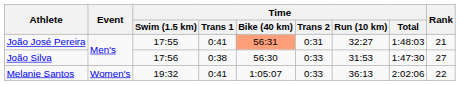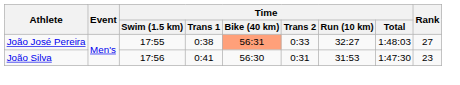(217, 43) 0:41 -> (204, 43) 0:38
(314, 43) 0:31 -> (300, 43) 0:33
(441, 43) 21 -> (427, 43) 27
(217, 58) 0:38 -> (204, 58) 0:41
(314, 58) 0:33 -> (300, 58) 0:31
(441, 58) 27 -> (427, 58) 23
- row: (40, 73)
